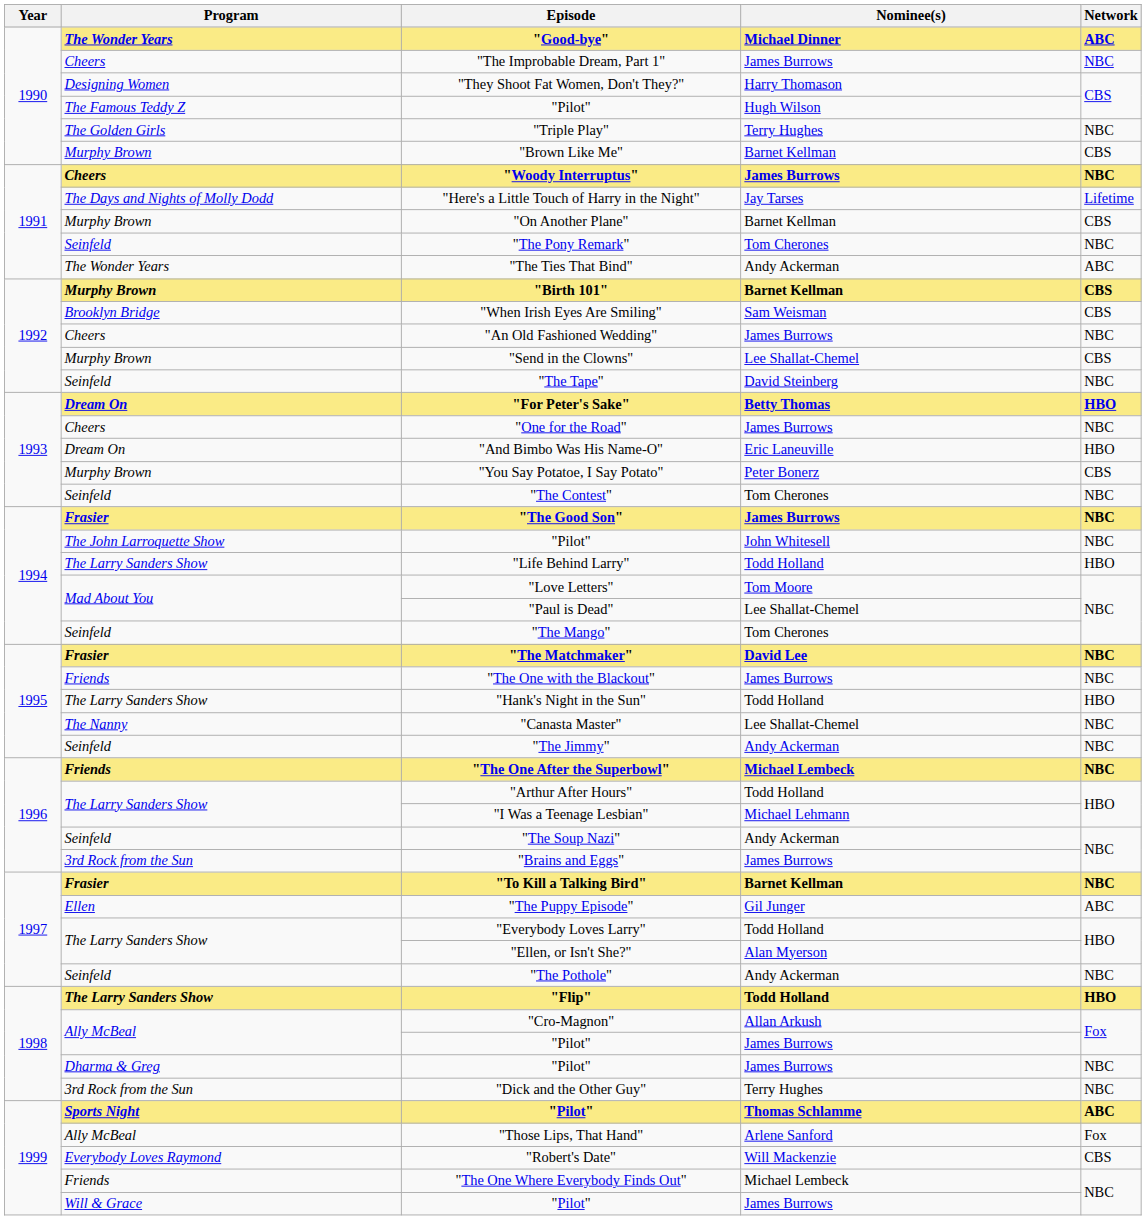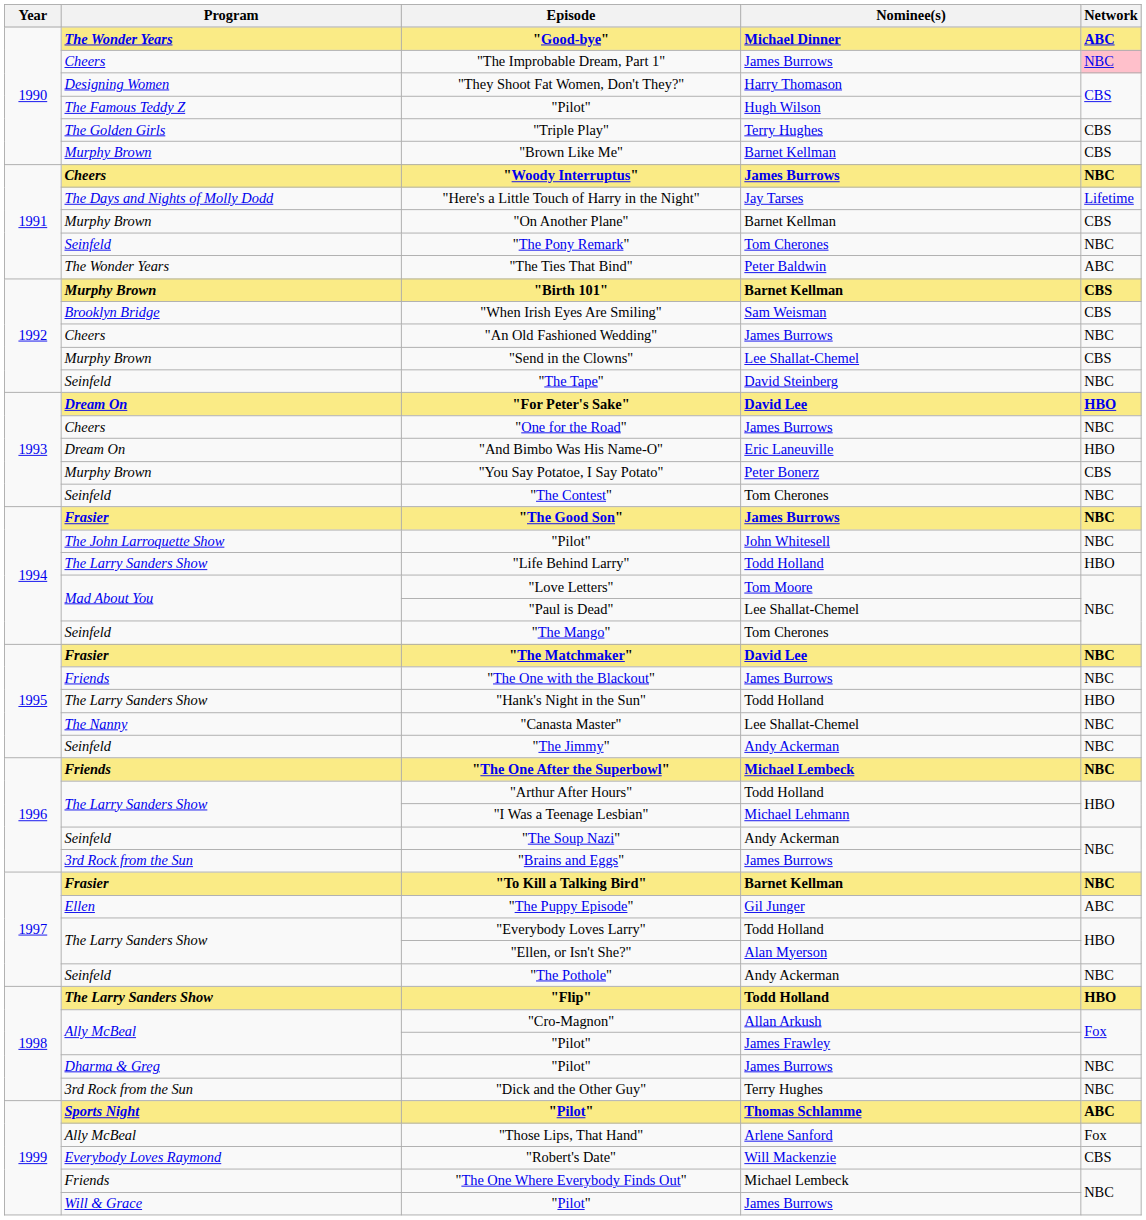(1099, 61) no background -> (1099, 61) pink background
(1099, 130) NBC -> (1098, 130) CBS
(792, 267) Andy Ackerman -> (785, 267) Peter Baldwin
(787, 404) Betty Thomas -> (776, 404) David Lee
(789, 1043) James Burrows -> (787, 1043) James Frawley
